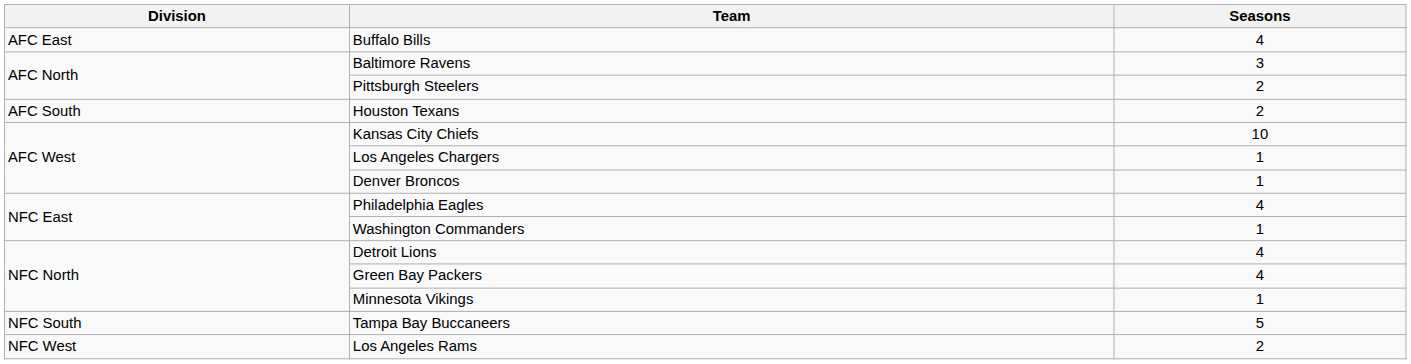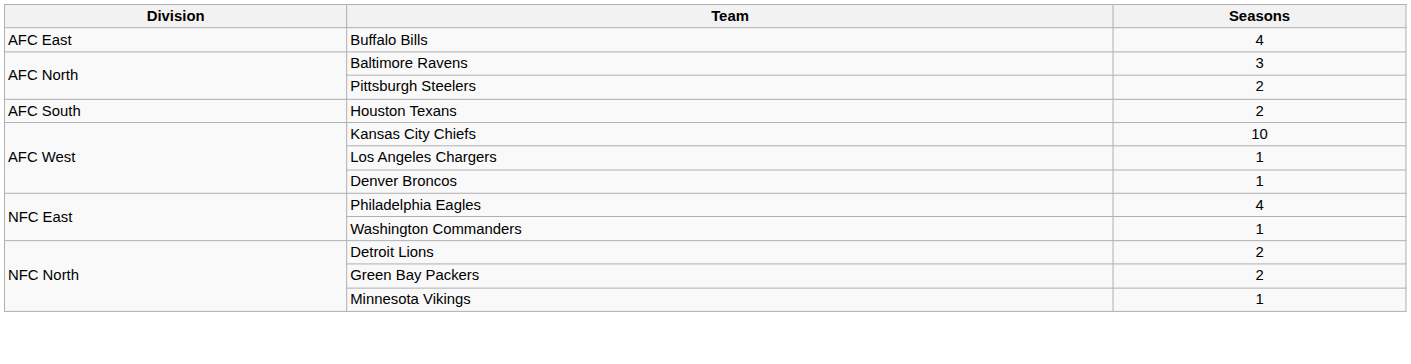(1260, 252) 4 -> (1260, 252) 2
(1260, 275) 4 -> (1260, 275) 2
- row: (431, 323)
- row: (415, 346)
